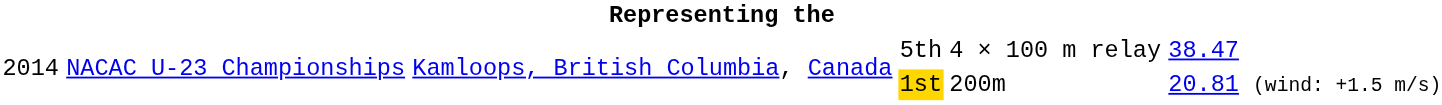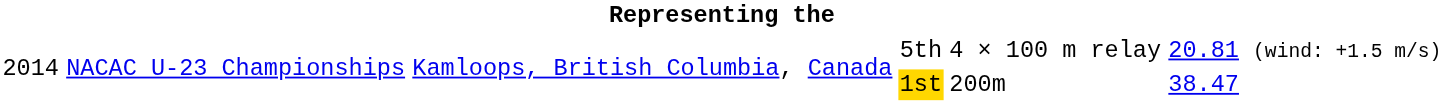(1204, 50) 38.47 -> (1305, 50) 20.81 (wind: +1.5 m/s)
(1305, 85) 20.81 (wind: +1.5 m/s) -> (1204, 85) 38.47
